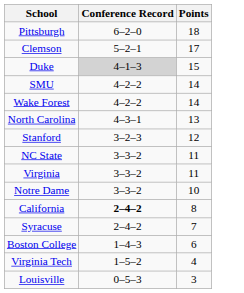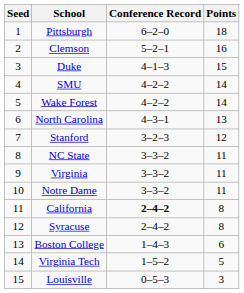+ column: (18, 13)
(194, 48) 17 -> (221, 48) 16
(128, 66) lightgrey background -> (155, 66) no background
(194, 191) 10 -> (221, 191) 11
(194, 226) 7 -> (221, 226) 8
(194, 262) 4 -> (221, 262) 5
